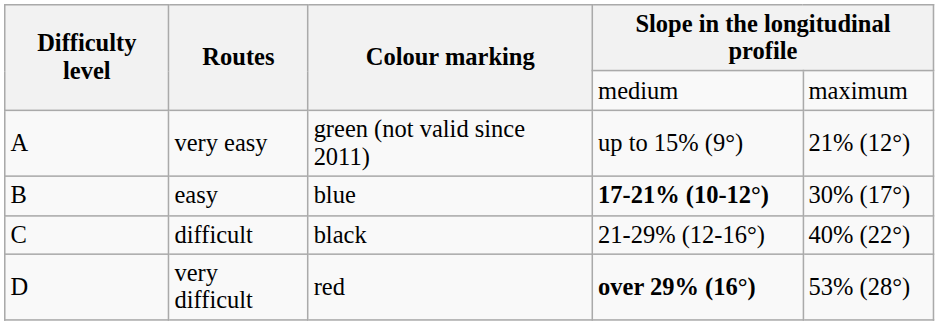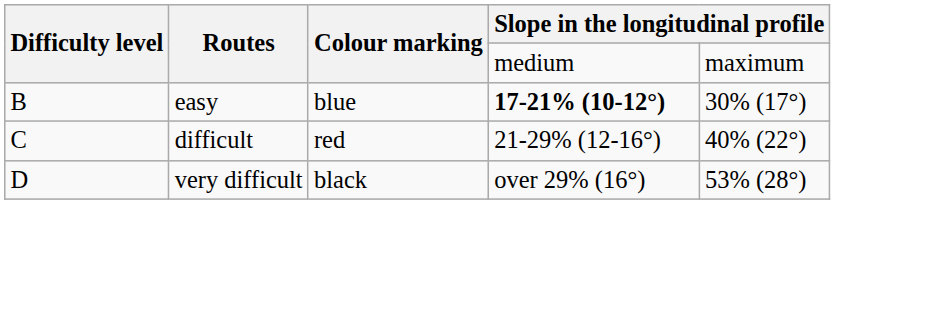- row: (221, 142)
(340, 234) black -> (330, 140) red
(329, 286) red -> (340, 179) black
(677, 286) bold -> (570, 179) normal
